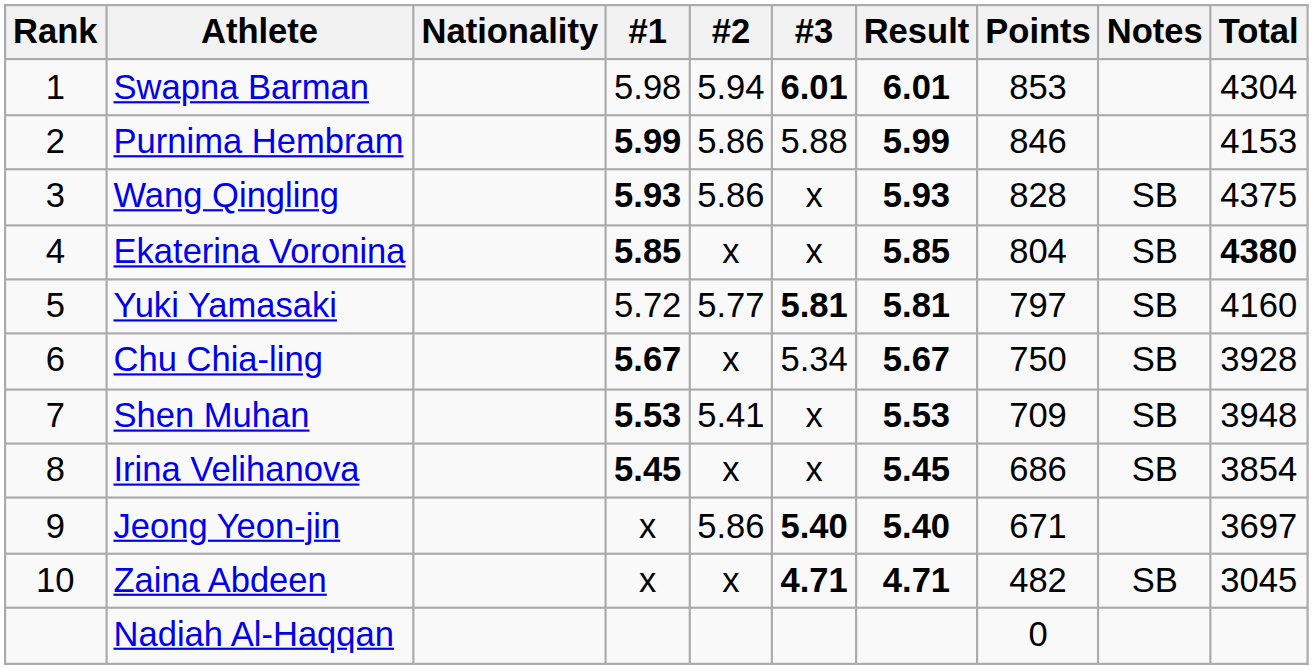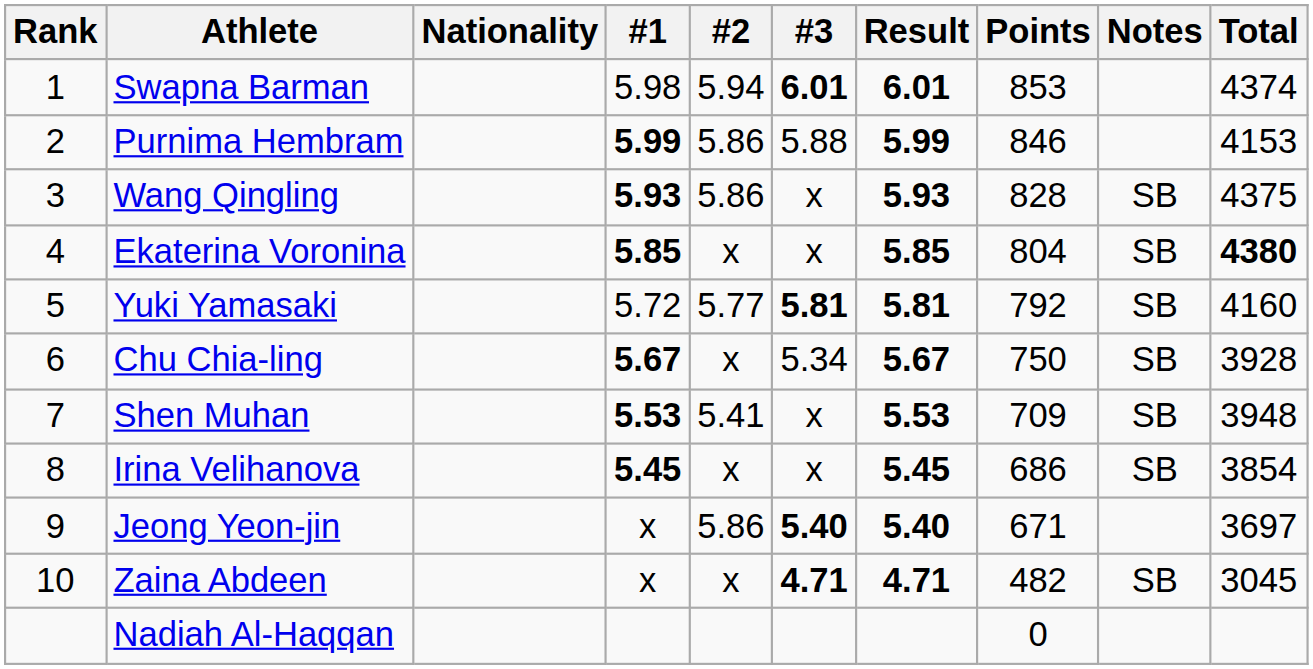(1259, 86) 4304 -> (1259, 86) 4374
(1038, 305) 797 -> (1038, 305) 792
